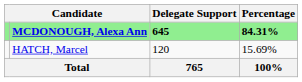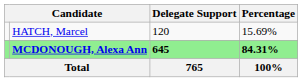rows swapped: (80, 31) <-> (50, 49)
